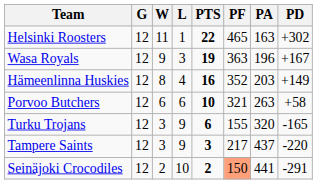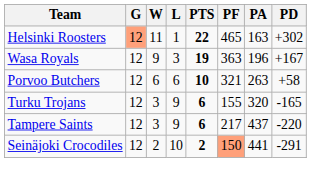(142, 37) no background -> (136, 37) lightsalmon background
- row: (68, 80)
(208, 146) 3 -> (202, 124) 6
